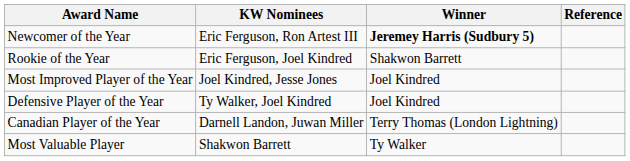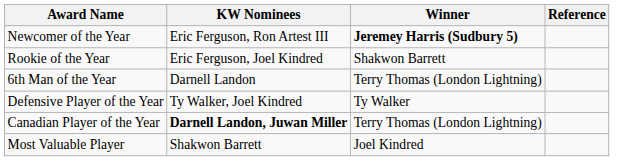- row: (100, 79)
+ row: (62, 79)
(405, 101) Joel Kindred -> (382, 101) Ty Walker
(281, 123) normal -> (259, 123) bold
(398, 144) Ty Walker -> (389, 144) Joel Kindred
